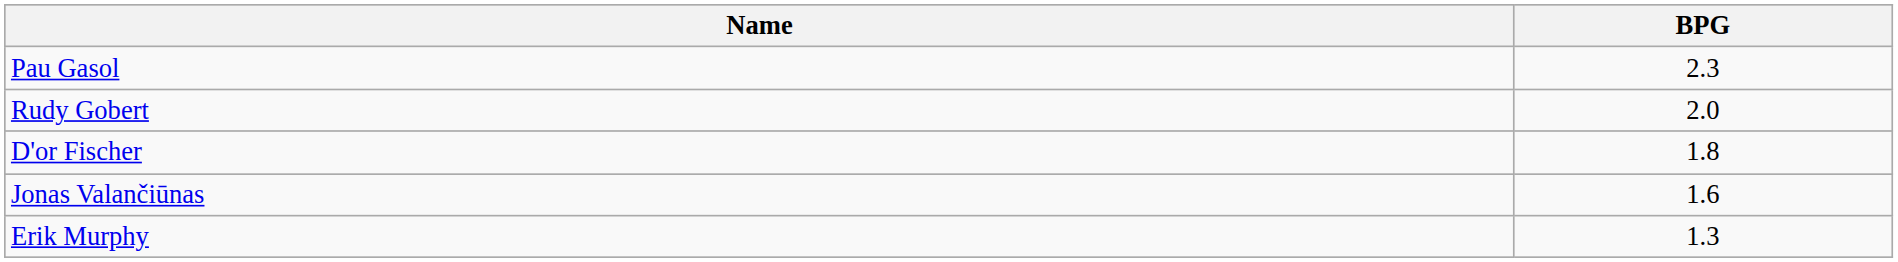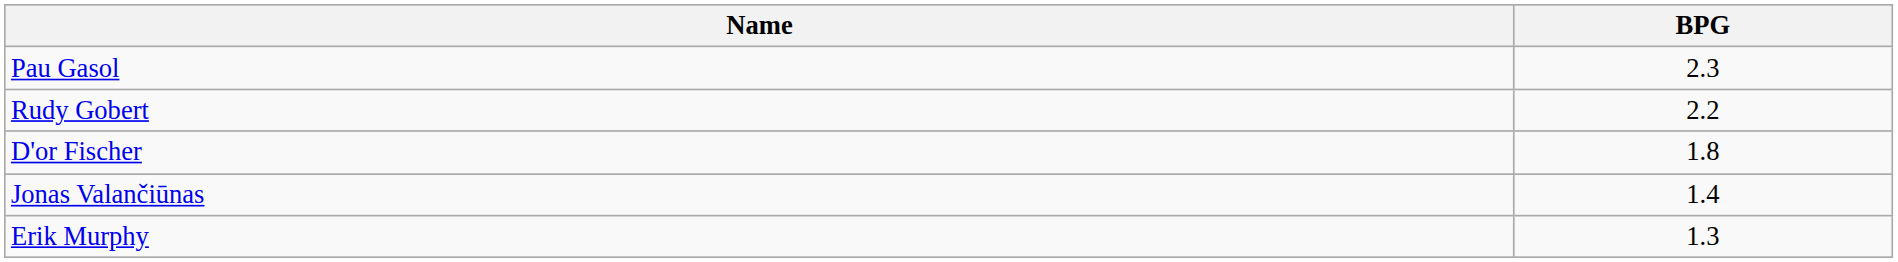(1703, 109) 2.0 -> (1703, 109) 2.2
(1703, 194) 1.6 -> (1703, 194) 1.4
